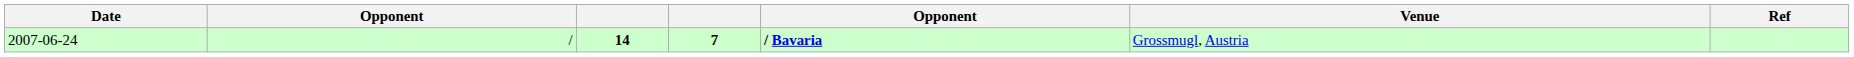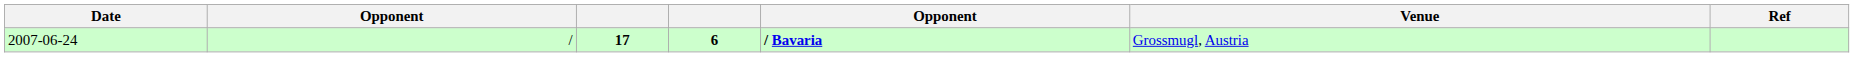(622, 39) 14 -> (622, 39) 17
(714, 39) 7 -> (714, 39) 6
